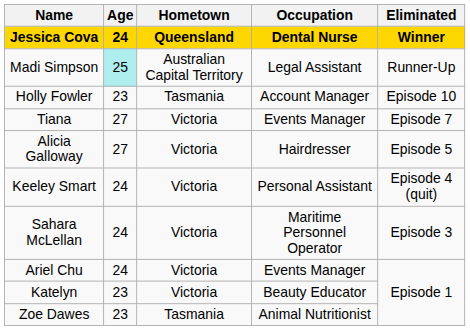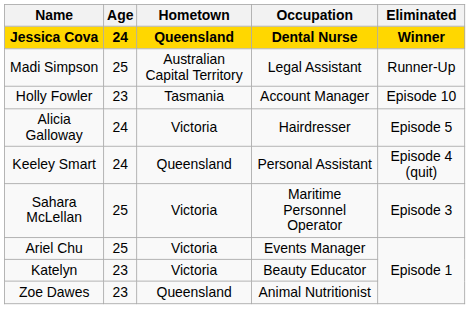(120, 67) paleturquoise background -> (120, 67) no background
- row: (54, 119)
(120, 149) 27 -> (120, 127) 24
(194, 187) Victoria -> (194, 165) Queensland
(120, 232) 24 -> (120, 210) 25
(120, 270) 24 -> (120, 248) 25
(194, 314) Tasmania -> (194, 292) Queensland
